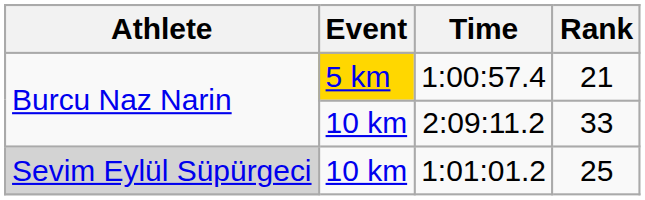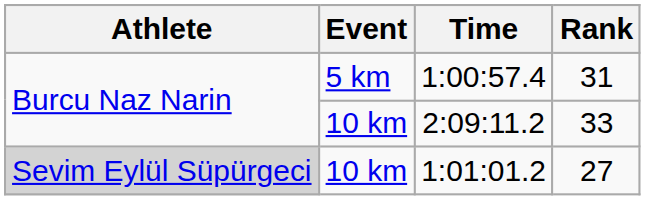(358, 76) gold background -> (358, 76) no background
(597, 76) 21 -> (597, 76) 31
(597, 171) 25 -> (597, 171) 27
